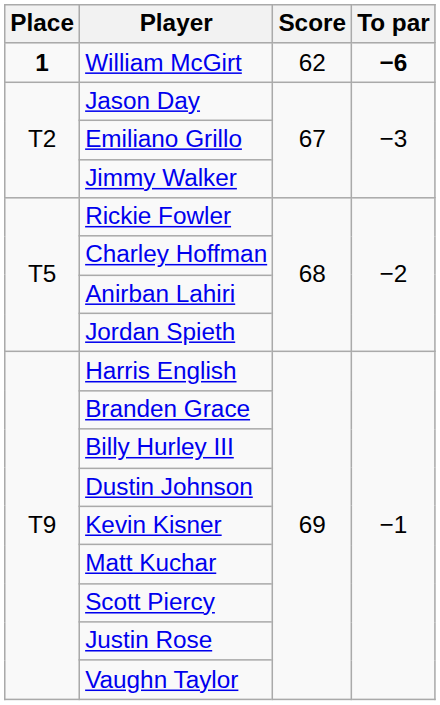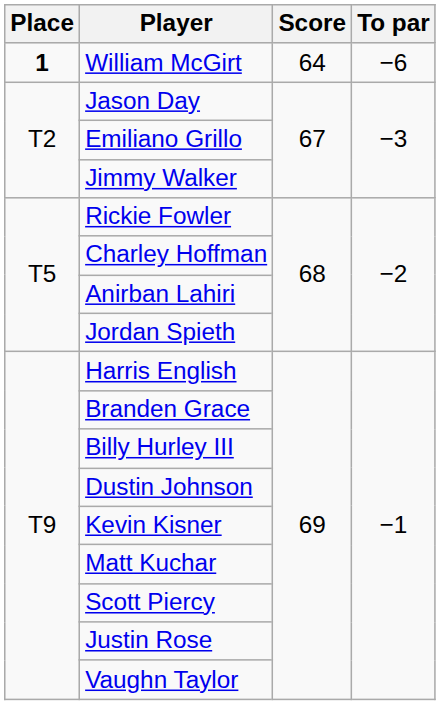(312, 62) 62 -> (312, 62) 64
(393, 62) bold -> (393, 62) normal
